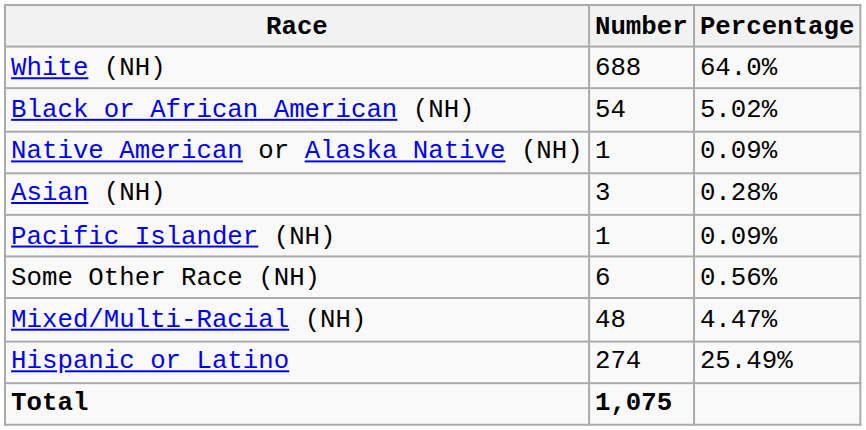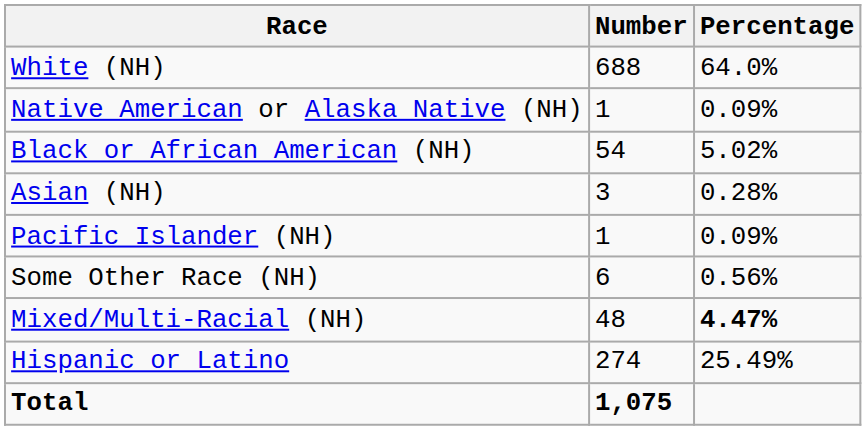rows swapped: (243, 110) <-> (297, 152)
(739, 320) normal -> (739, 320) bold
